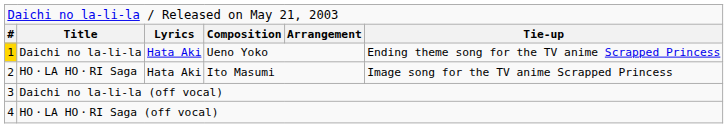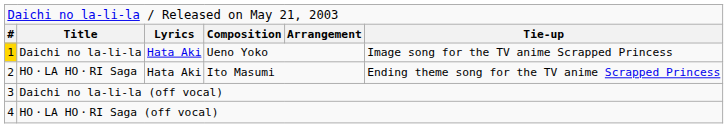(544, 52) Ending theme song for the TV anime Scrapped Princess -> (520, 52) Image song for the TV anime Scrapped Princess
(520, 72) Image song for the TV anime Scrapped Princess -> (544, 72) Ending theme song for the TV anime Scrapped Princess
